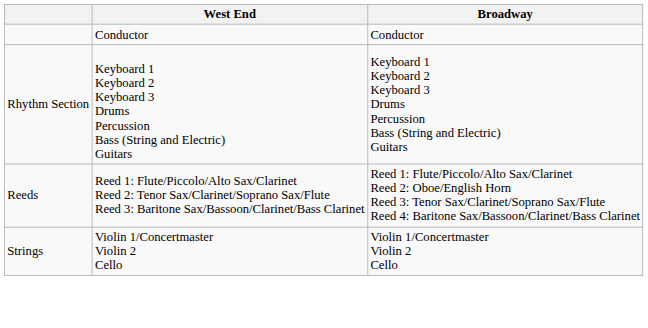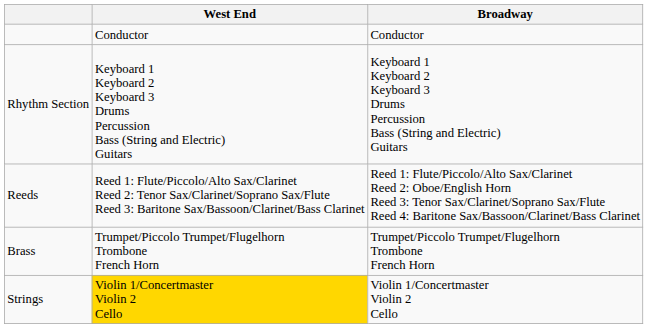+ row: (21, 251)
(154, 251) no background -> (154, 299) gold background
